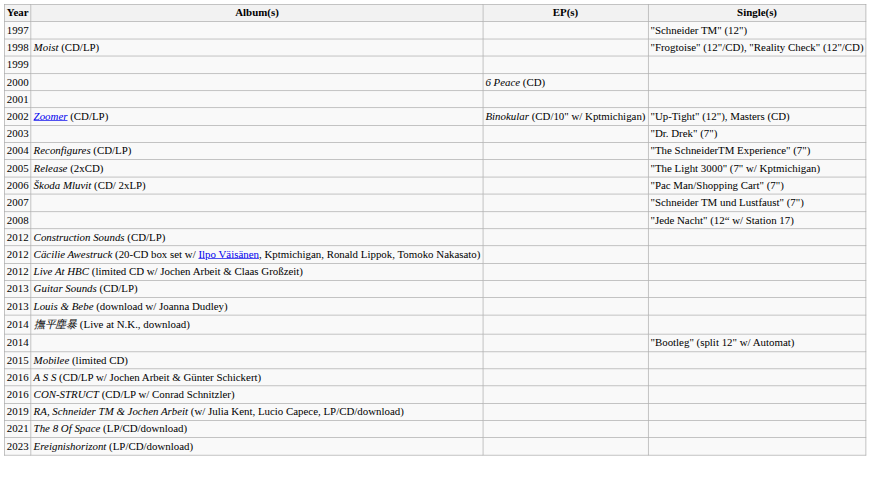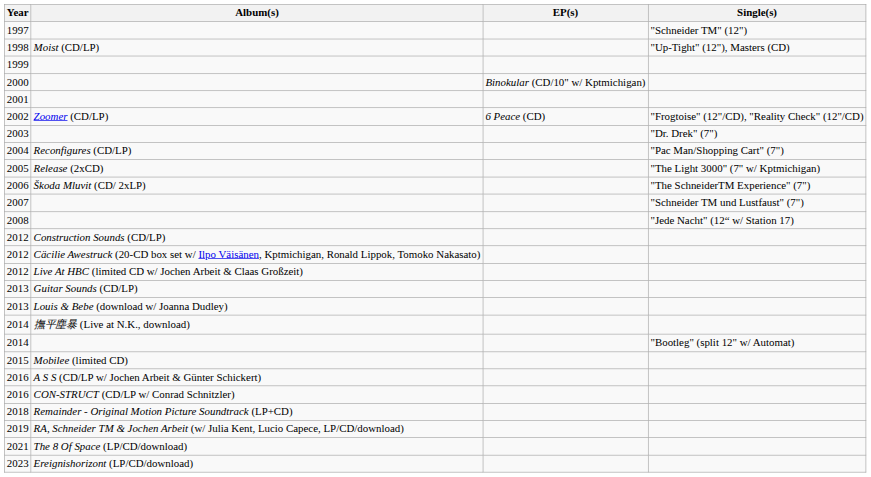(757, 47) "Frogtoise" (12"/CD), "Reality Check" (12"/CD) -> (720, 47) "Up-Tight" (12"), Masters (CD)
(515, 82) 6 Peace (CD) -> (565, 82) Binokular (CD/10" w/ Kptmichigan)
(565, 116) Binokular (CD/10" w/ Kptmichigan) -> (515, 116) 6 Peace (CD)
(720, 116) "Up-Tight" (12"), Masters (CD) -> (757, 116) "Frogtoise" (12"/CD), "Reality Check" (12"/CD)
(730, 151) "The SchneiderTM Experience" (7") -> (717, 151) "Pac Man/Shopping Cart" (7")
(717, 185) "Pac Man/Shopping Cart" (7") -> (730, 185) "The SchneiderTM Experience" (7")
+ row: (18, 412)
